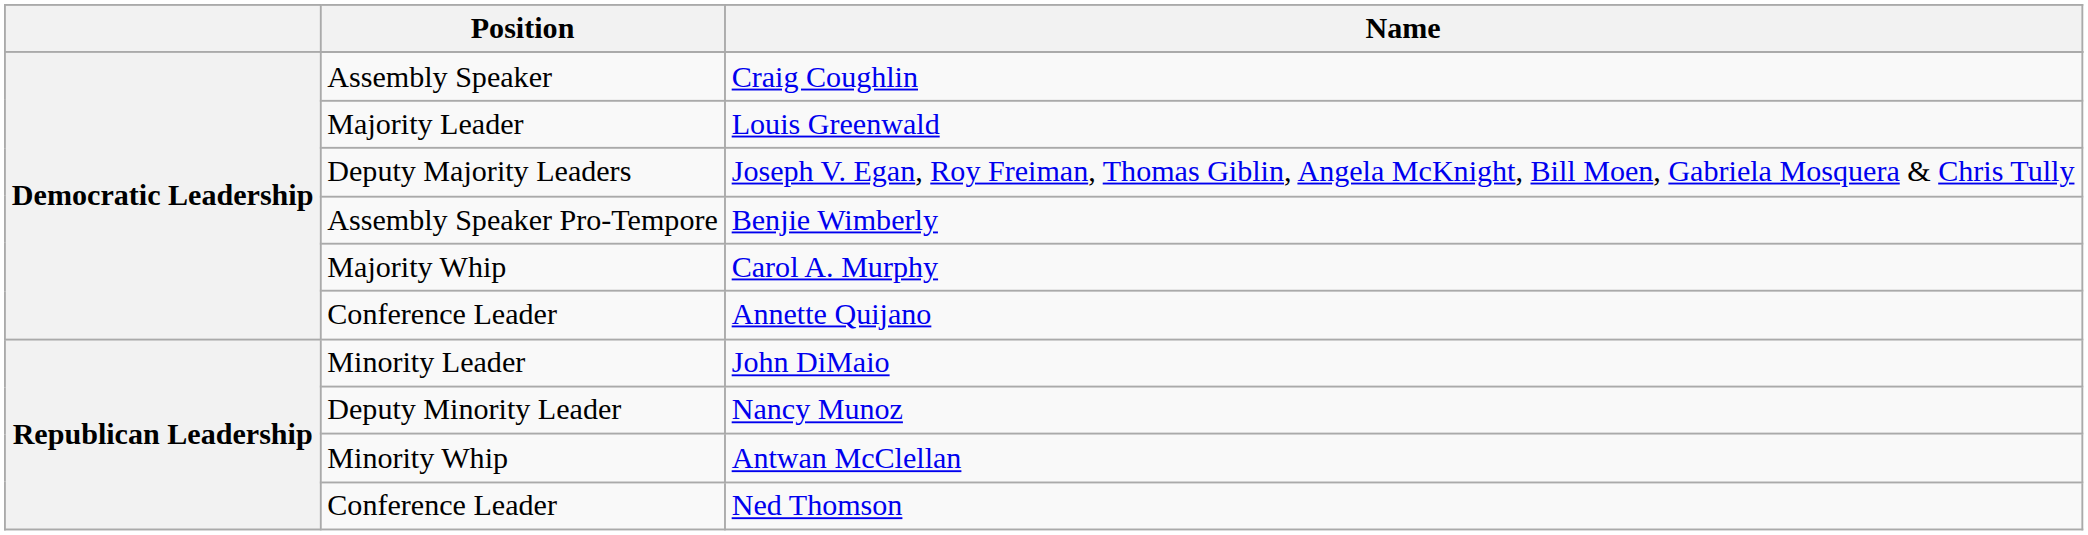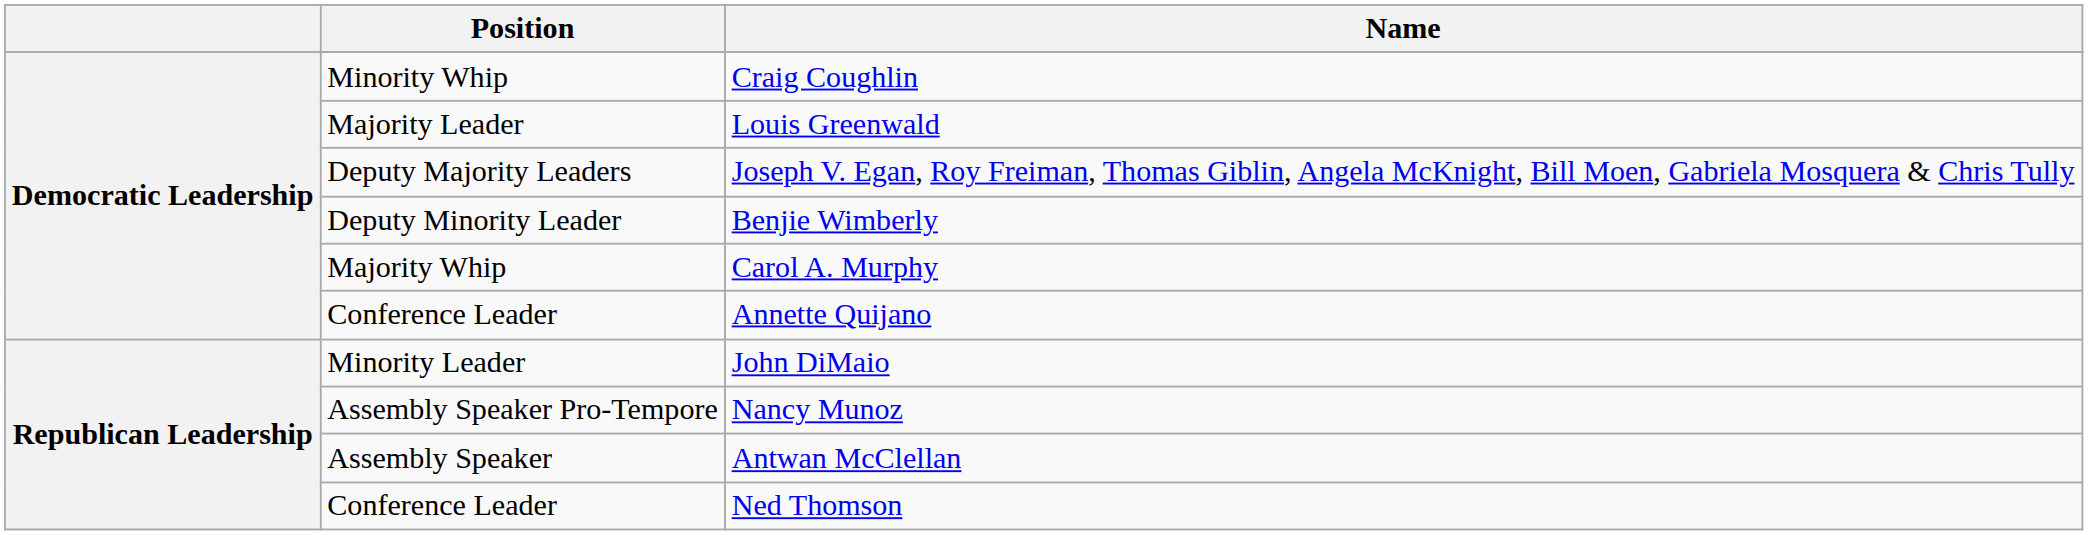(440, 76) Assembly Speaker -> (418, 76) Minority Whip
(523, 219) Assembly Speaker Pro-Tempore -> (474, 219) Deputy Minority Leader
(474, 409) Deputy Minority Leader -> (523, 409) Assembly Speaker Pro-Tempore
(418, 457) Minority Whip -> (440, 457) Assembly Speaker
